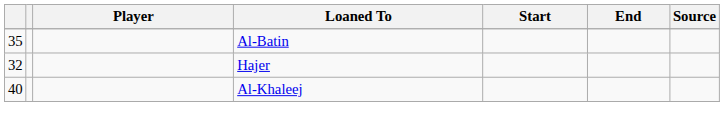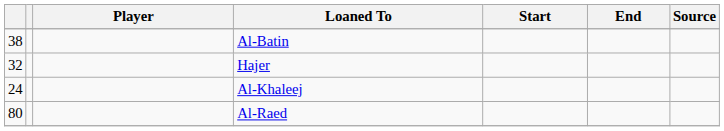(15, 41) 35 -> (15, 41) 38
(15, 89) 40 -> (15, 89) 24
+ row: (262, 114)
